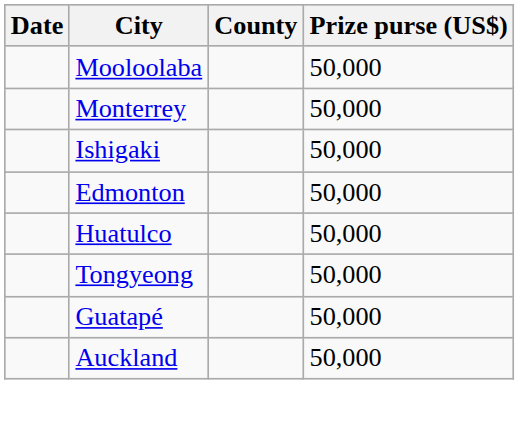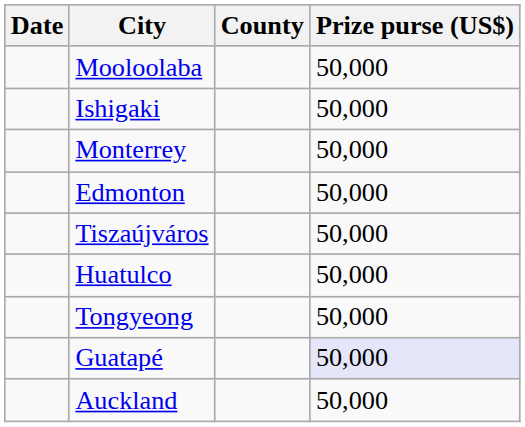rows swapped: (118, 150) <-> (131, 108)
+ row: (142, 233)
(346, 316) no background -> (352, 358) lavender background
